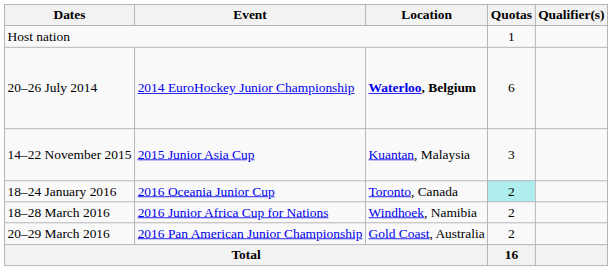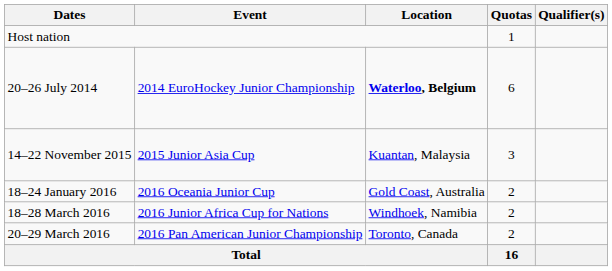(413, 191) Toronto, Canada -> (427, 191) Gold Coast, Australia
(511, 191) paleturquoise background -> (511, 191) no background
(427, 233) Gold Coast, Australia -> (413, 233) Toronto, Canada
